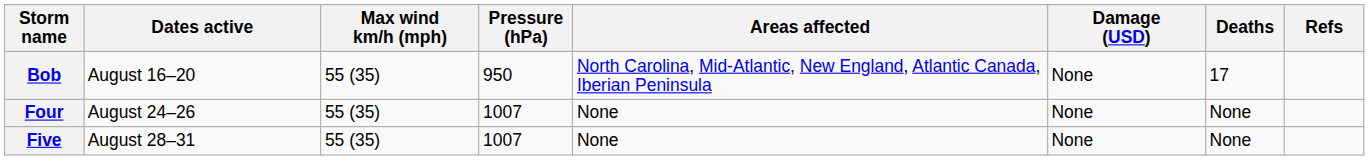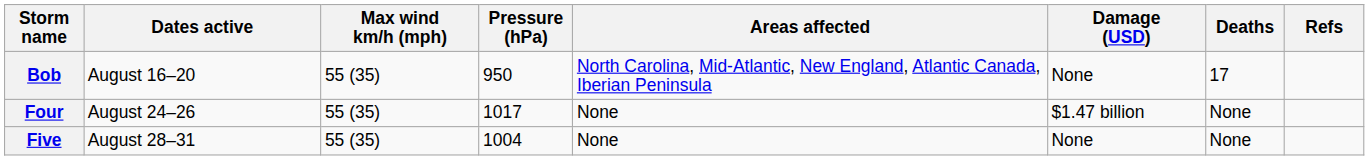(502, 112) 1007 -> (502, 112) 1017
(1072, 112) None -> (1098, 112) $1.47 billion
(502, 140) 1007 -> (502, 140) 1004
